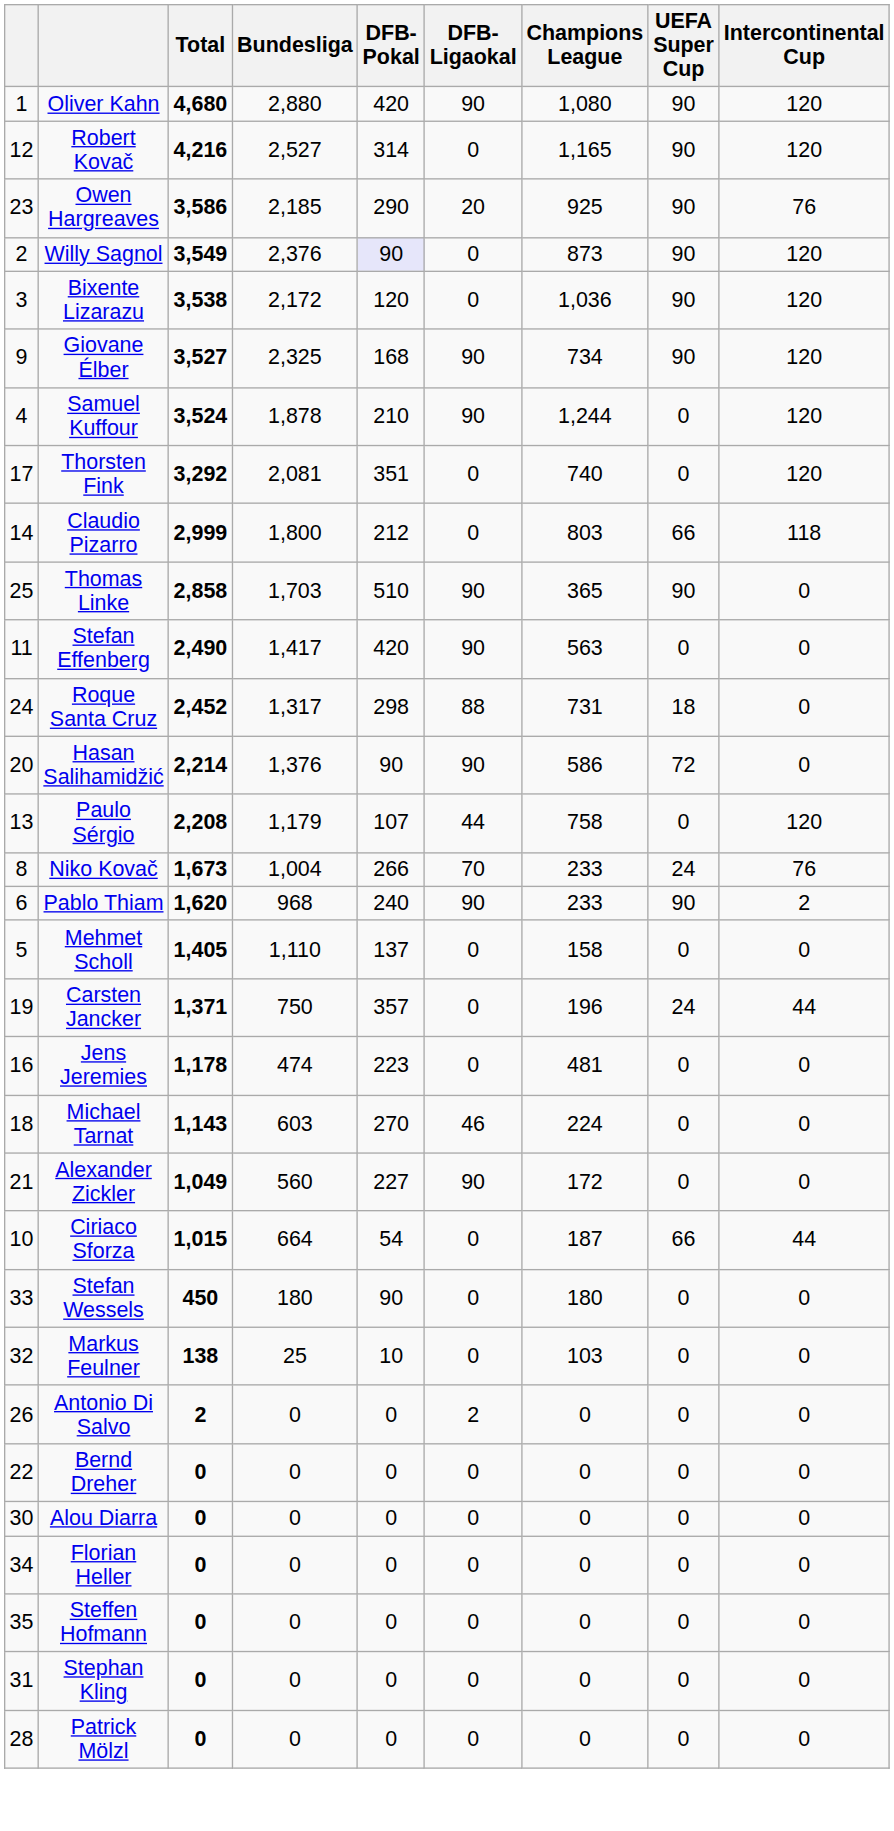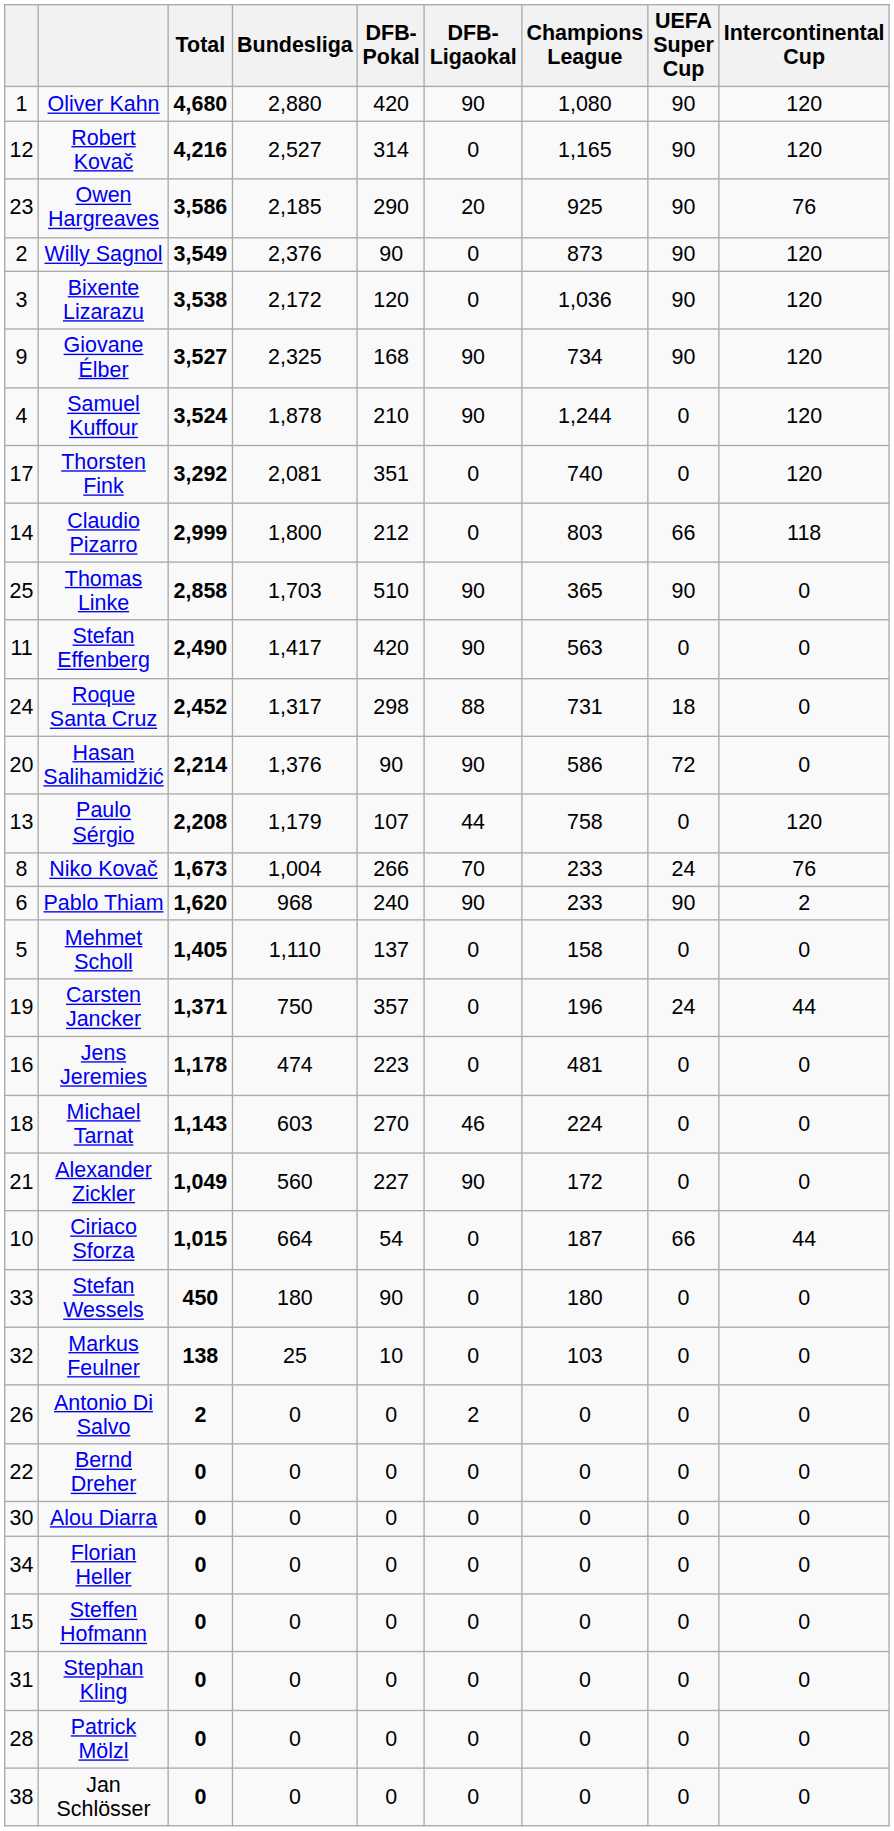(391, 253) lavender background -> (391, 253) no background
(22, 1622) 35 -> (22, 1622) 15
+ row: (104, 1797)
